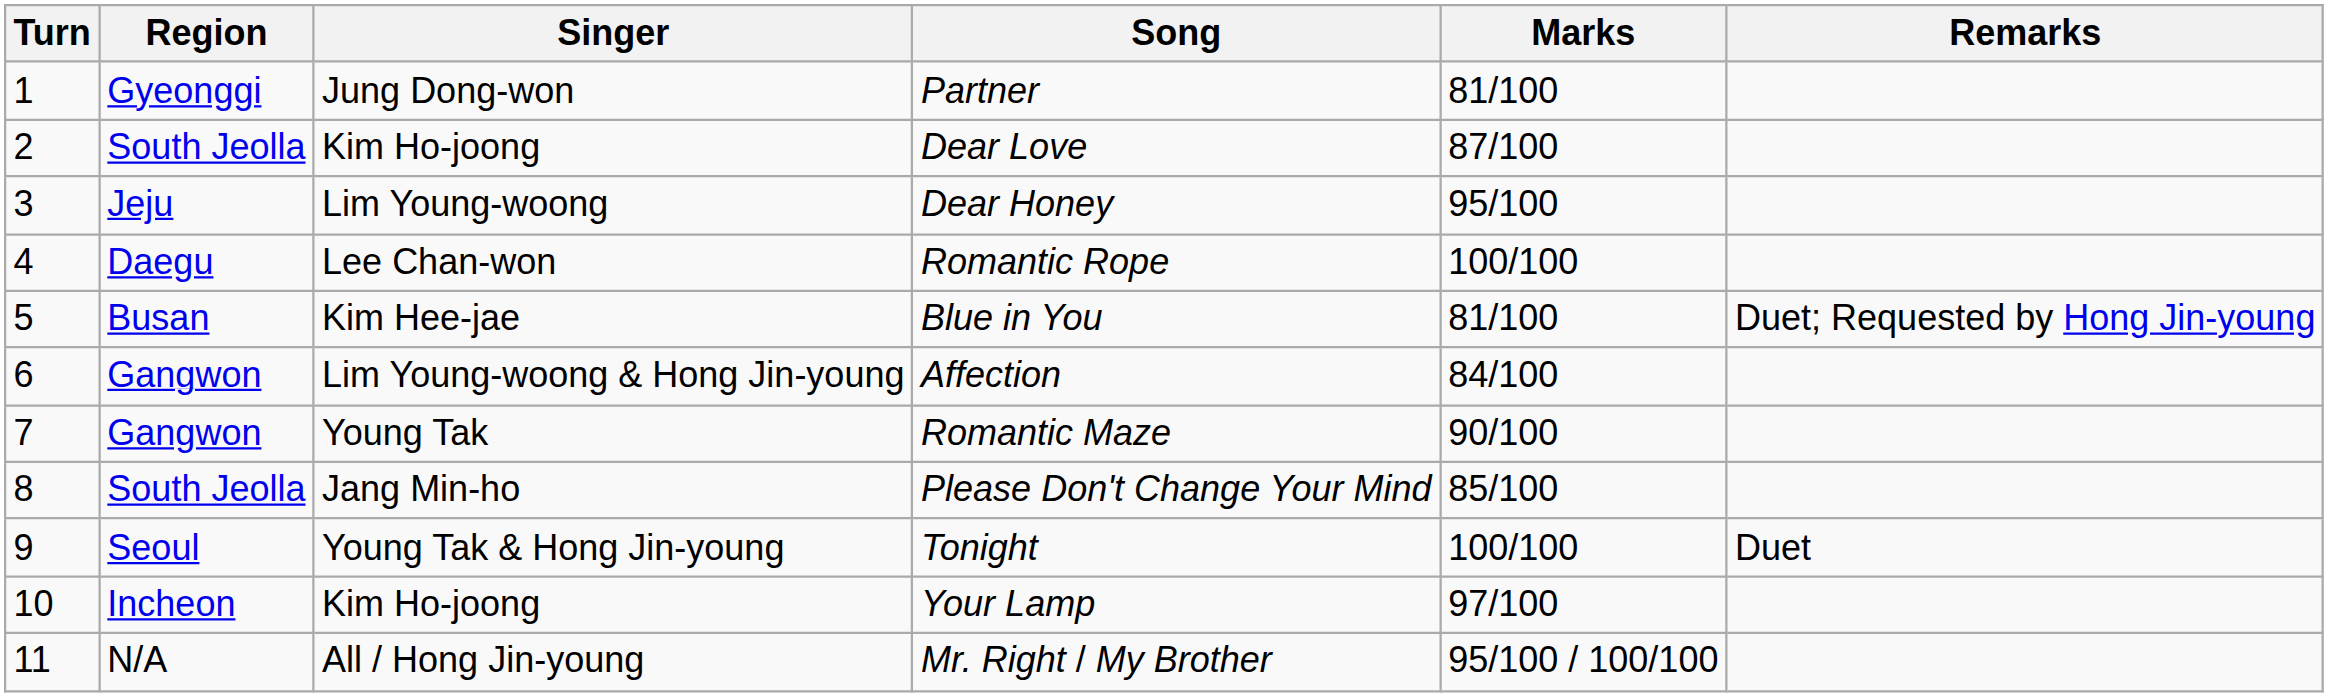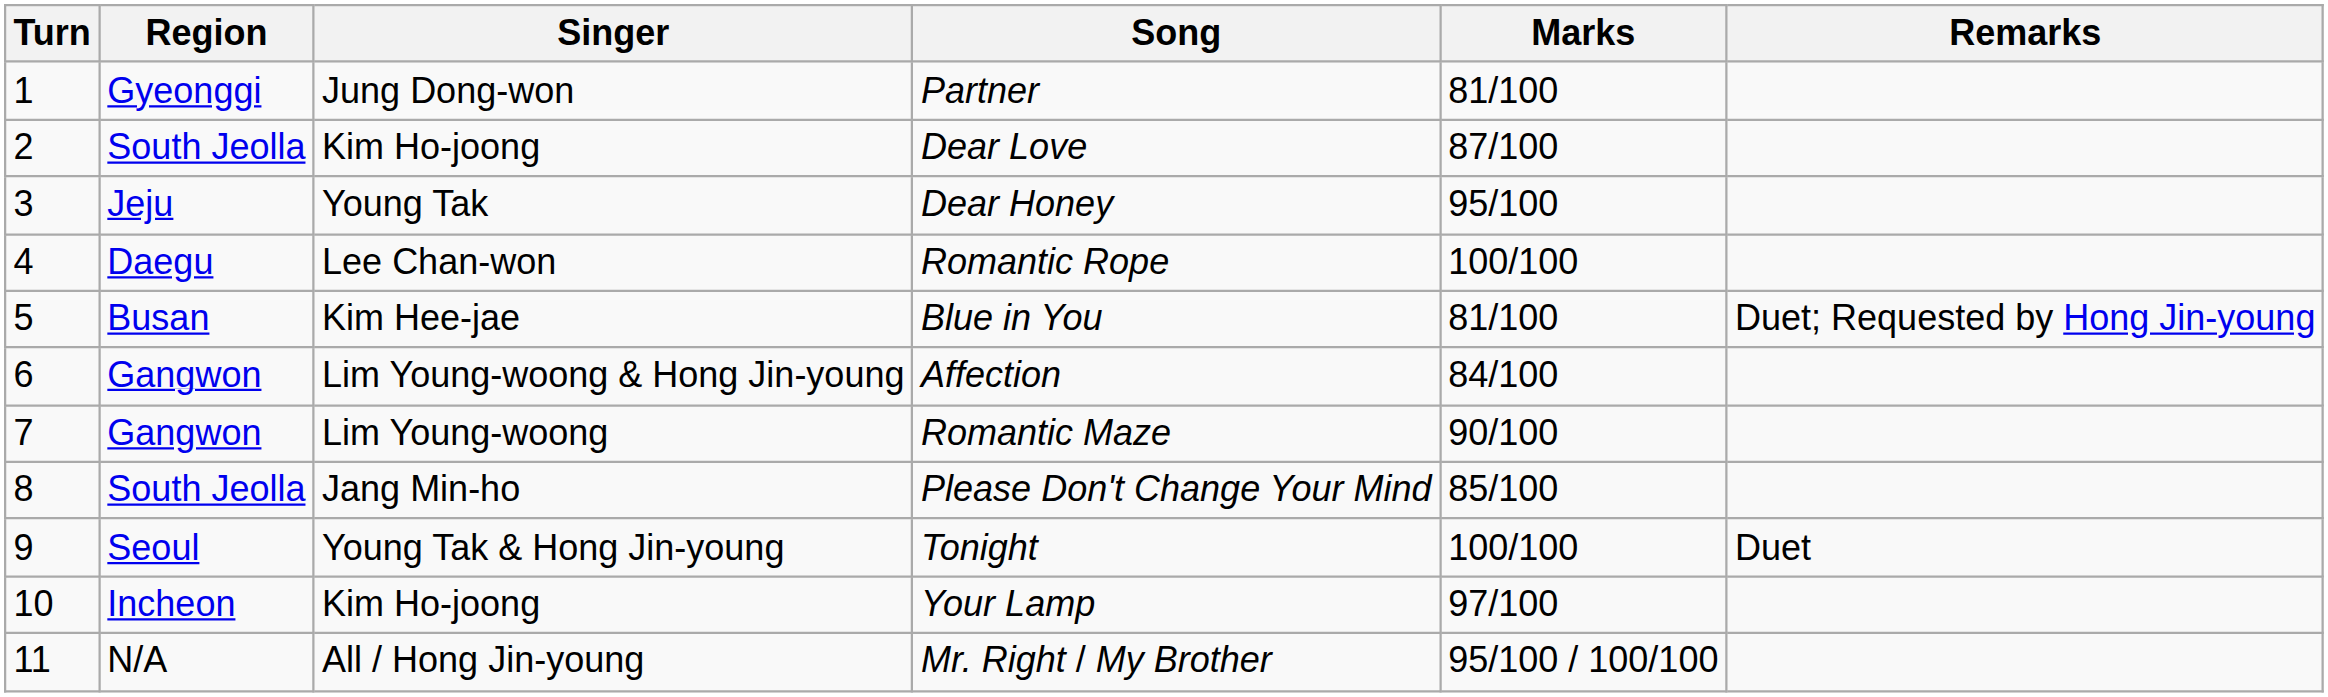(465, 204) Lim Young-woong -> (405, 204) Young Tak
(405, 432) Young Tak -> (465, 432) Lim Young-woong
